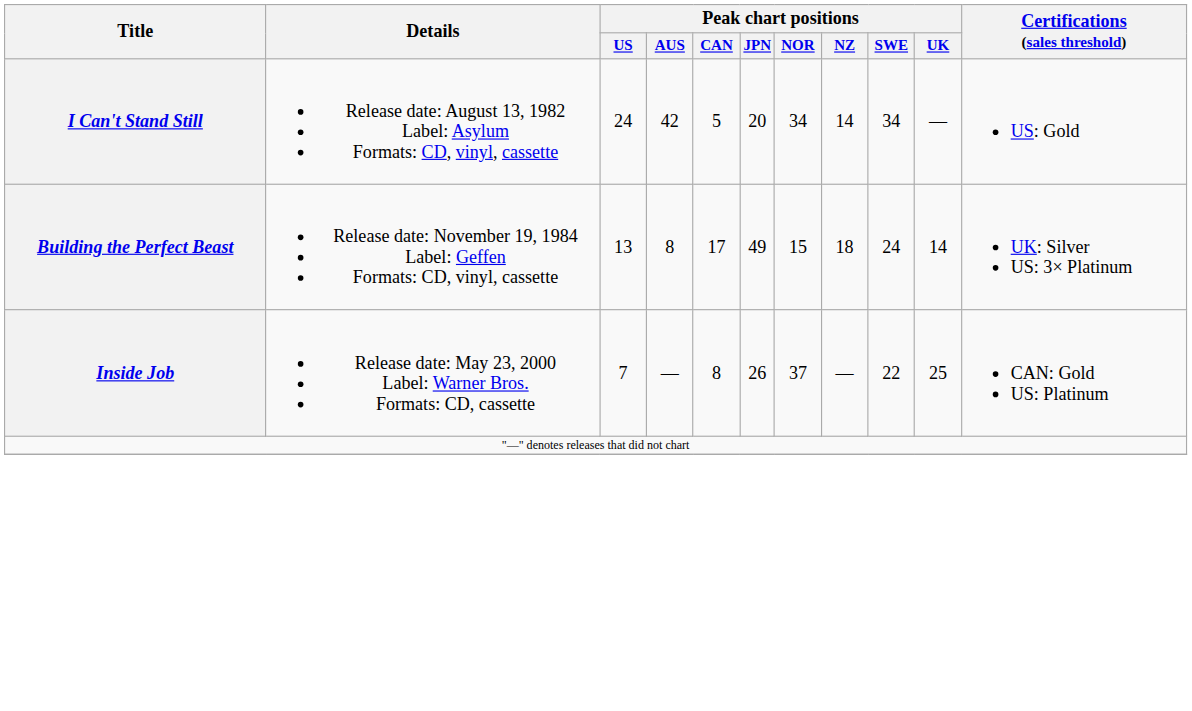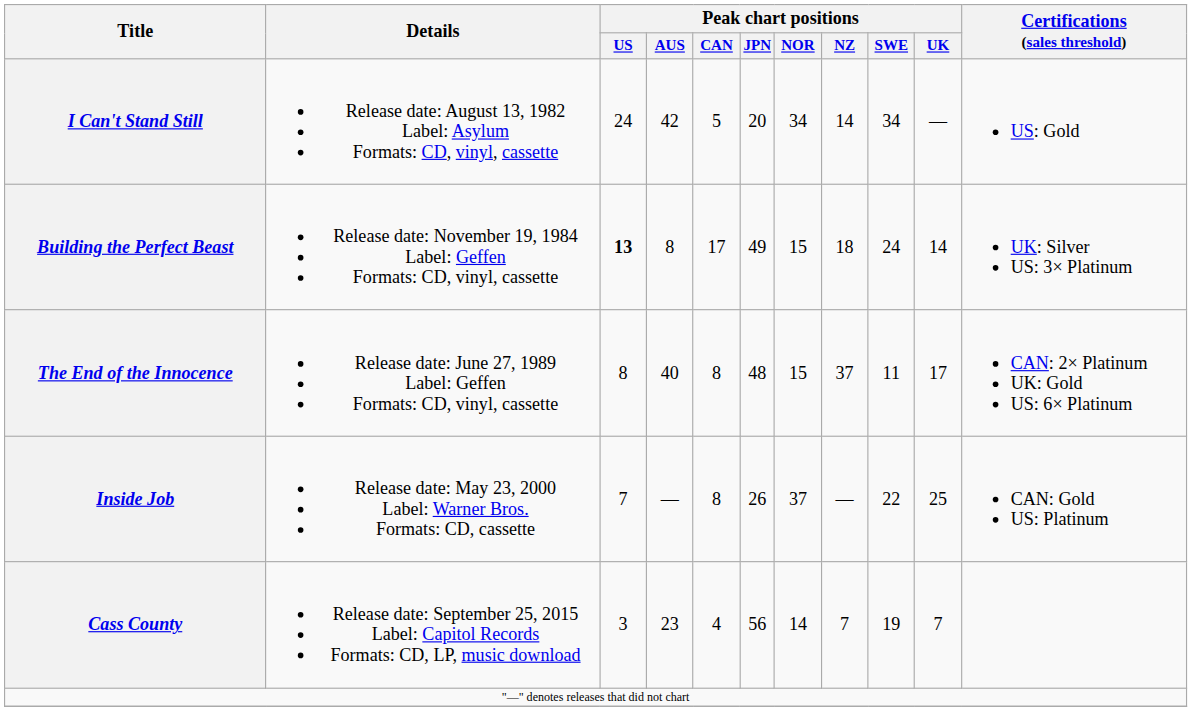(623, 247) normal -> (623, 247) bold
+ row: (135, 373)
+ row: (135, 624)
